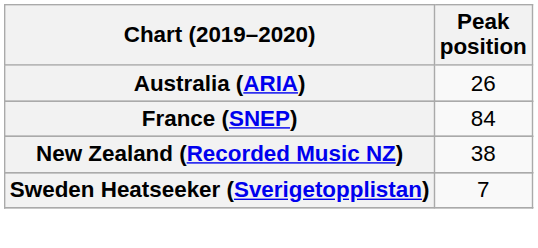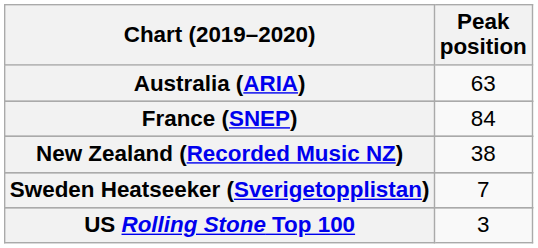(483, 82) 26 -> (483, 82) 63
+ row: (220, 225)
